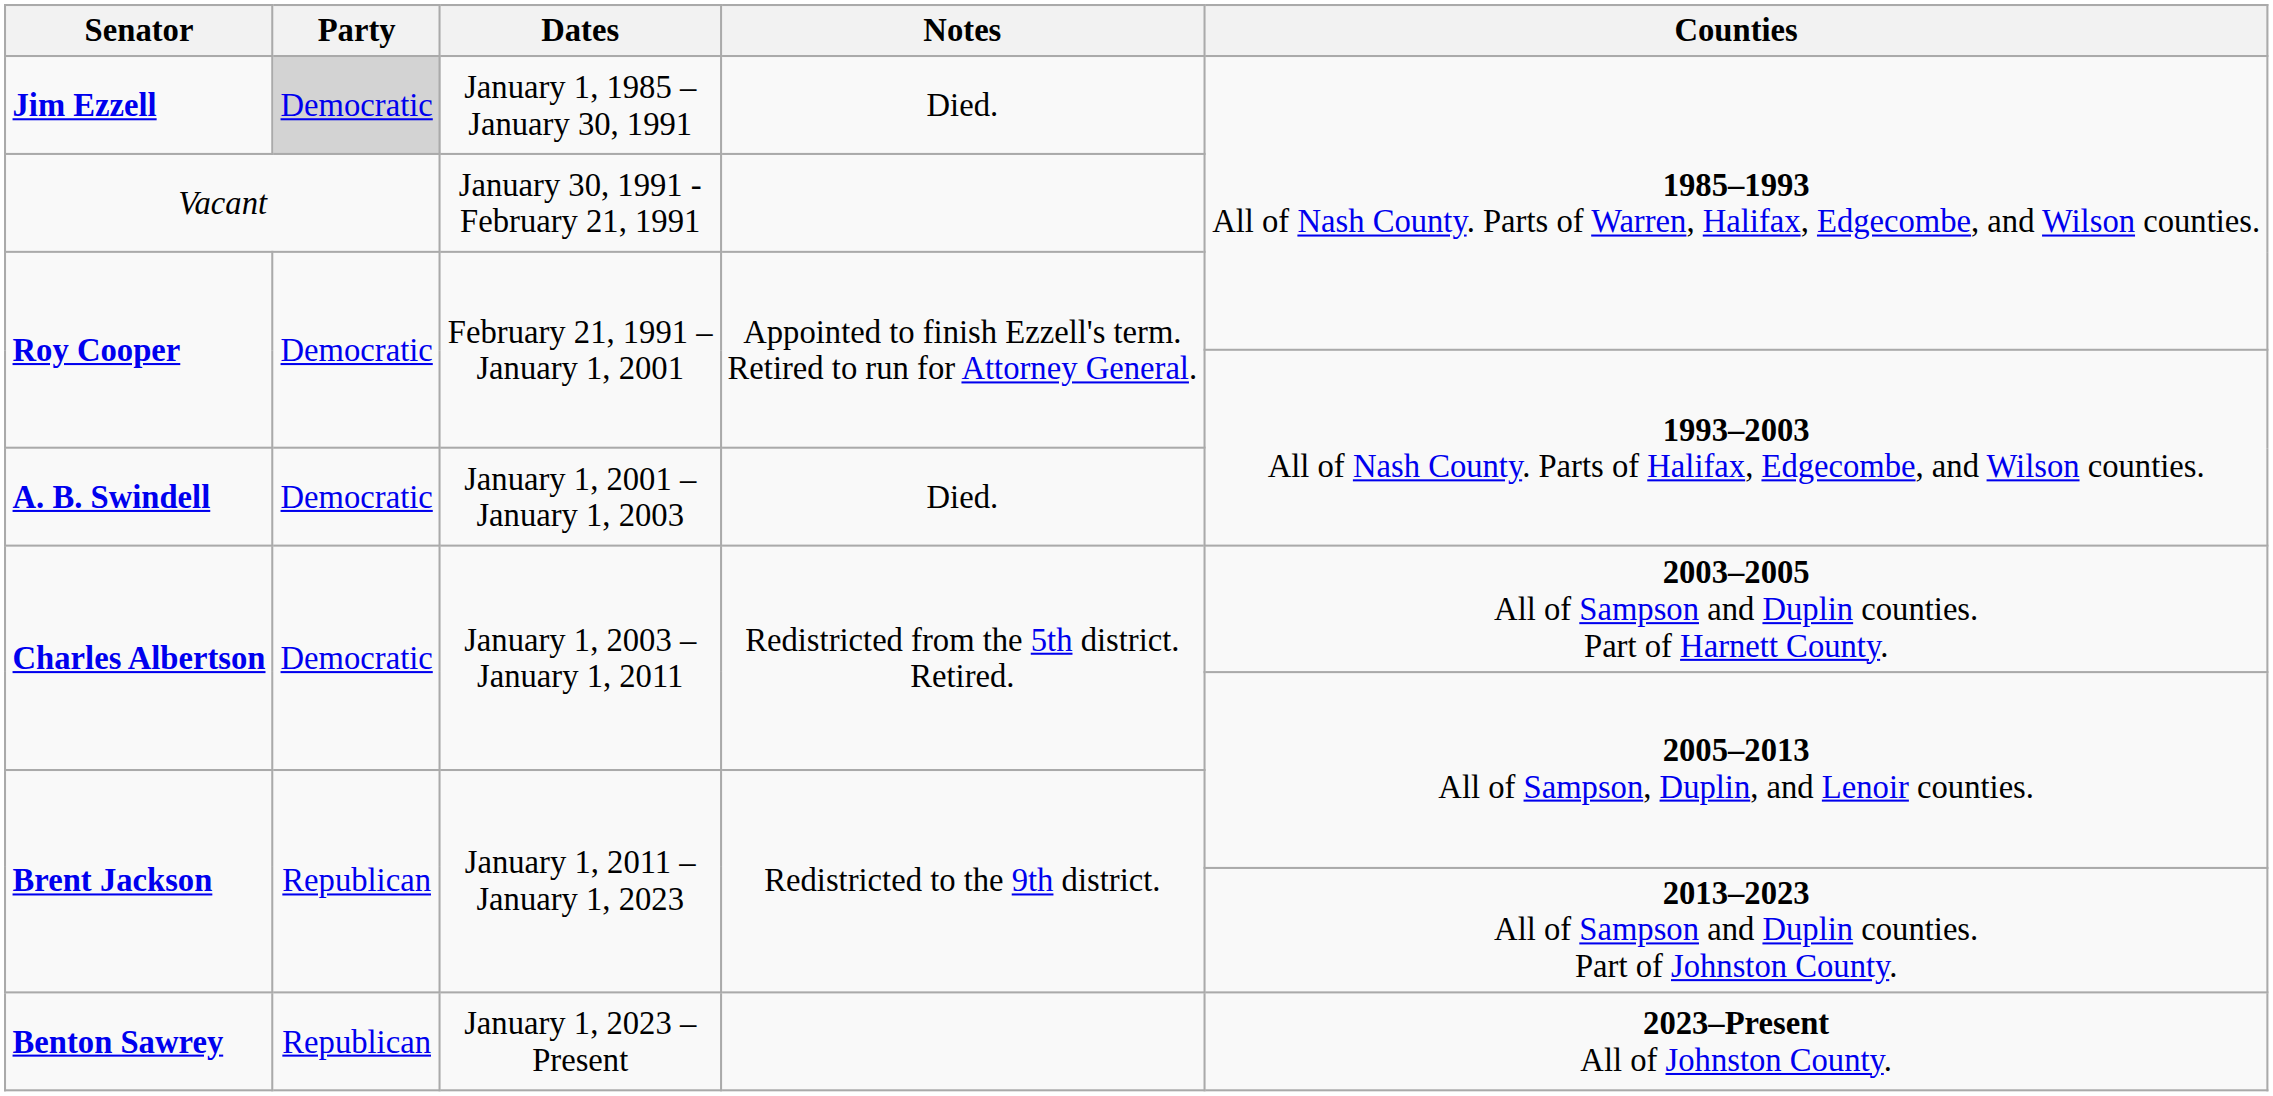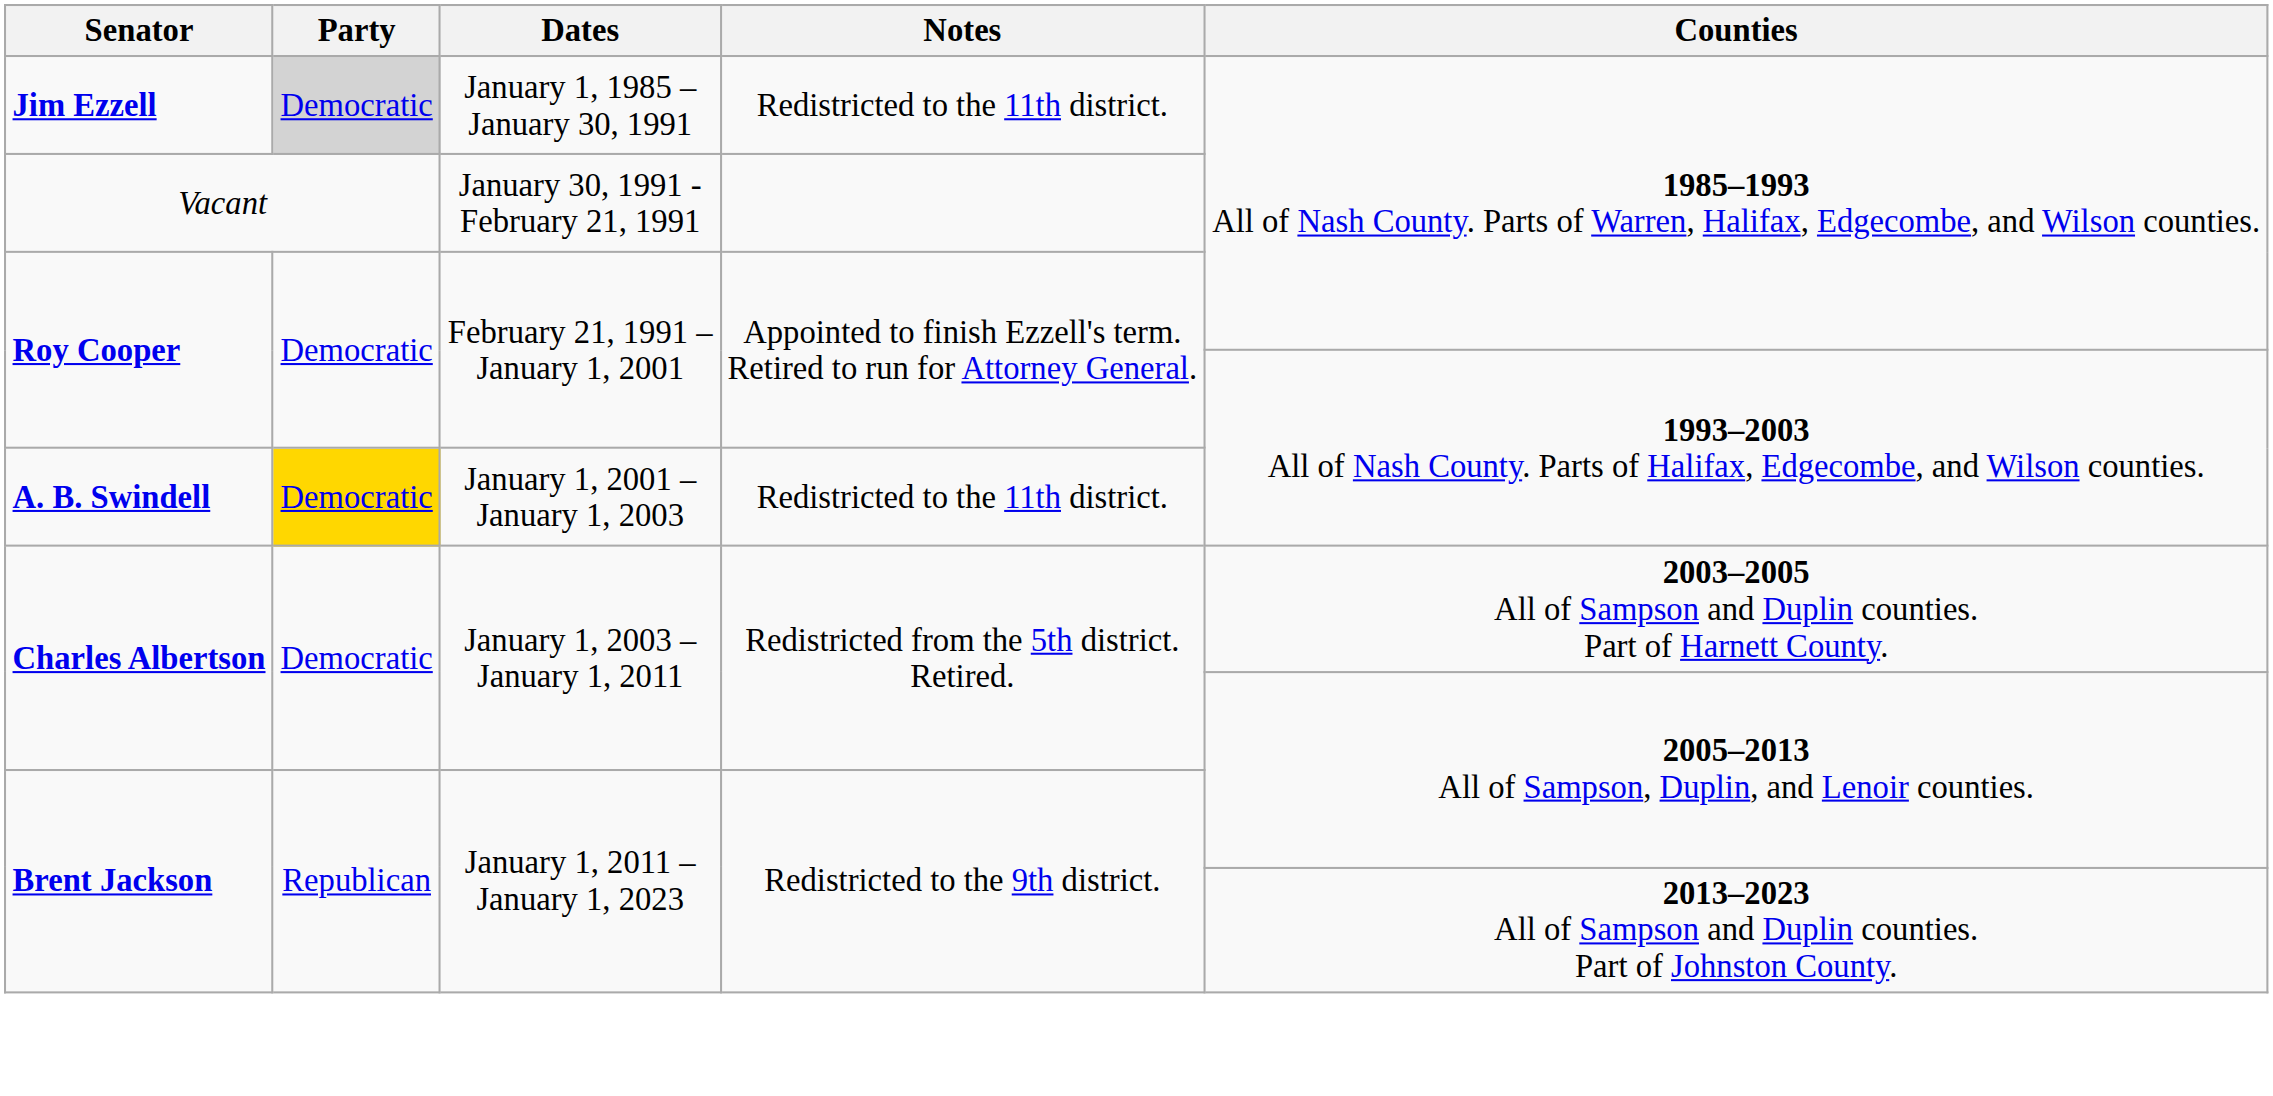(962, 105) Died. -> (962, 105) Redistricted to the 11th district.
(357, 496) no background -> (357, 496) gold background
(962, 496) Died. -> (962, 496) Redistricted to the 11th district.
- row: (118, 1041)
